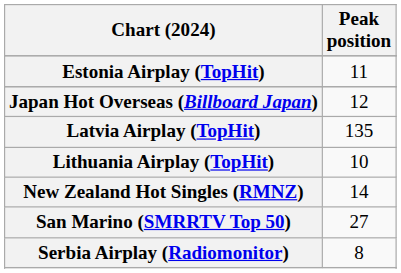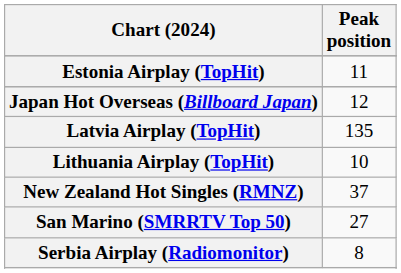(359, 191) 14 -> (359, 191) 37
